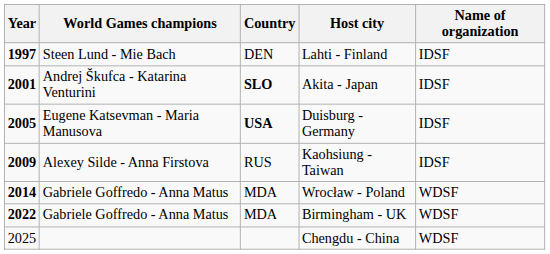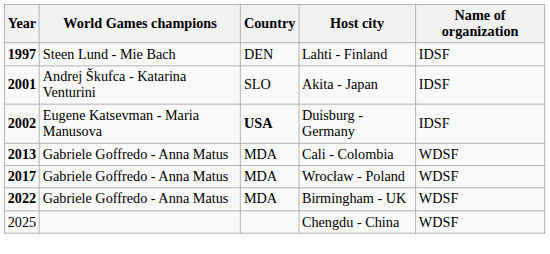(258, 84) bold -> (257, 84) normal
(22, 123) 2005 -> (22, 123) 2002
- row: (337, 162)
+ row: (348, 154)
(22, 192) 2014 -> (22, 176) 2017
